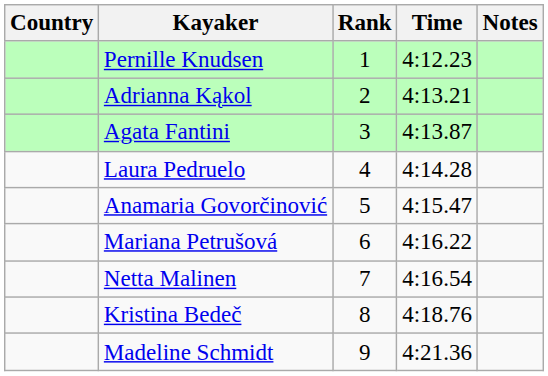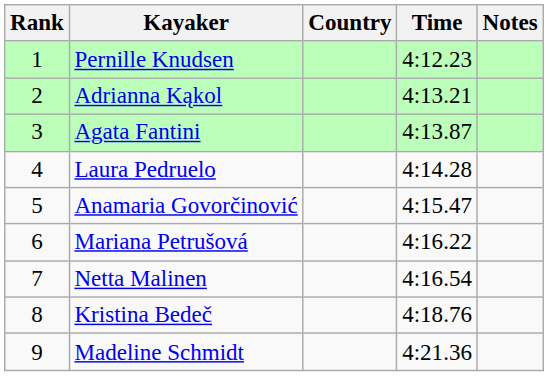columns swapped: (365, 22) <-> (52, 22)
